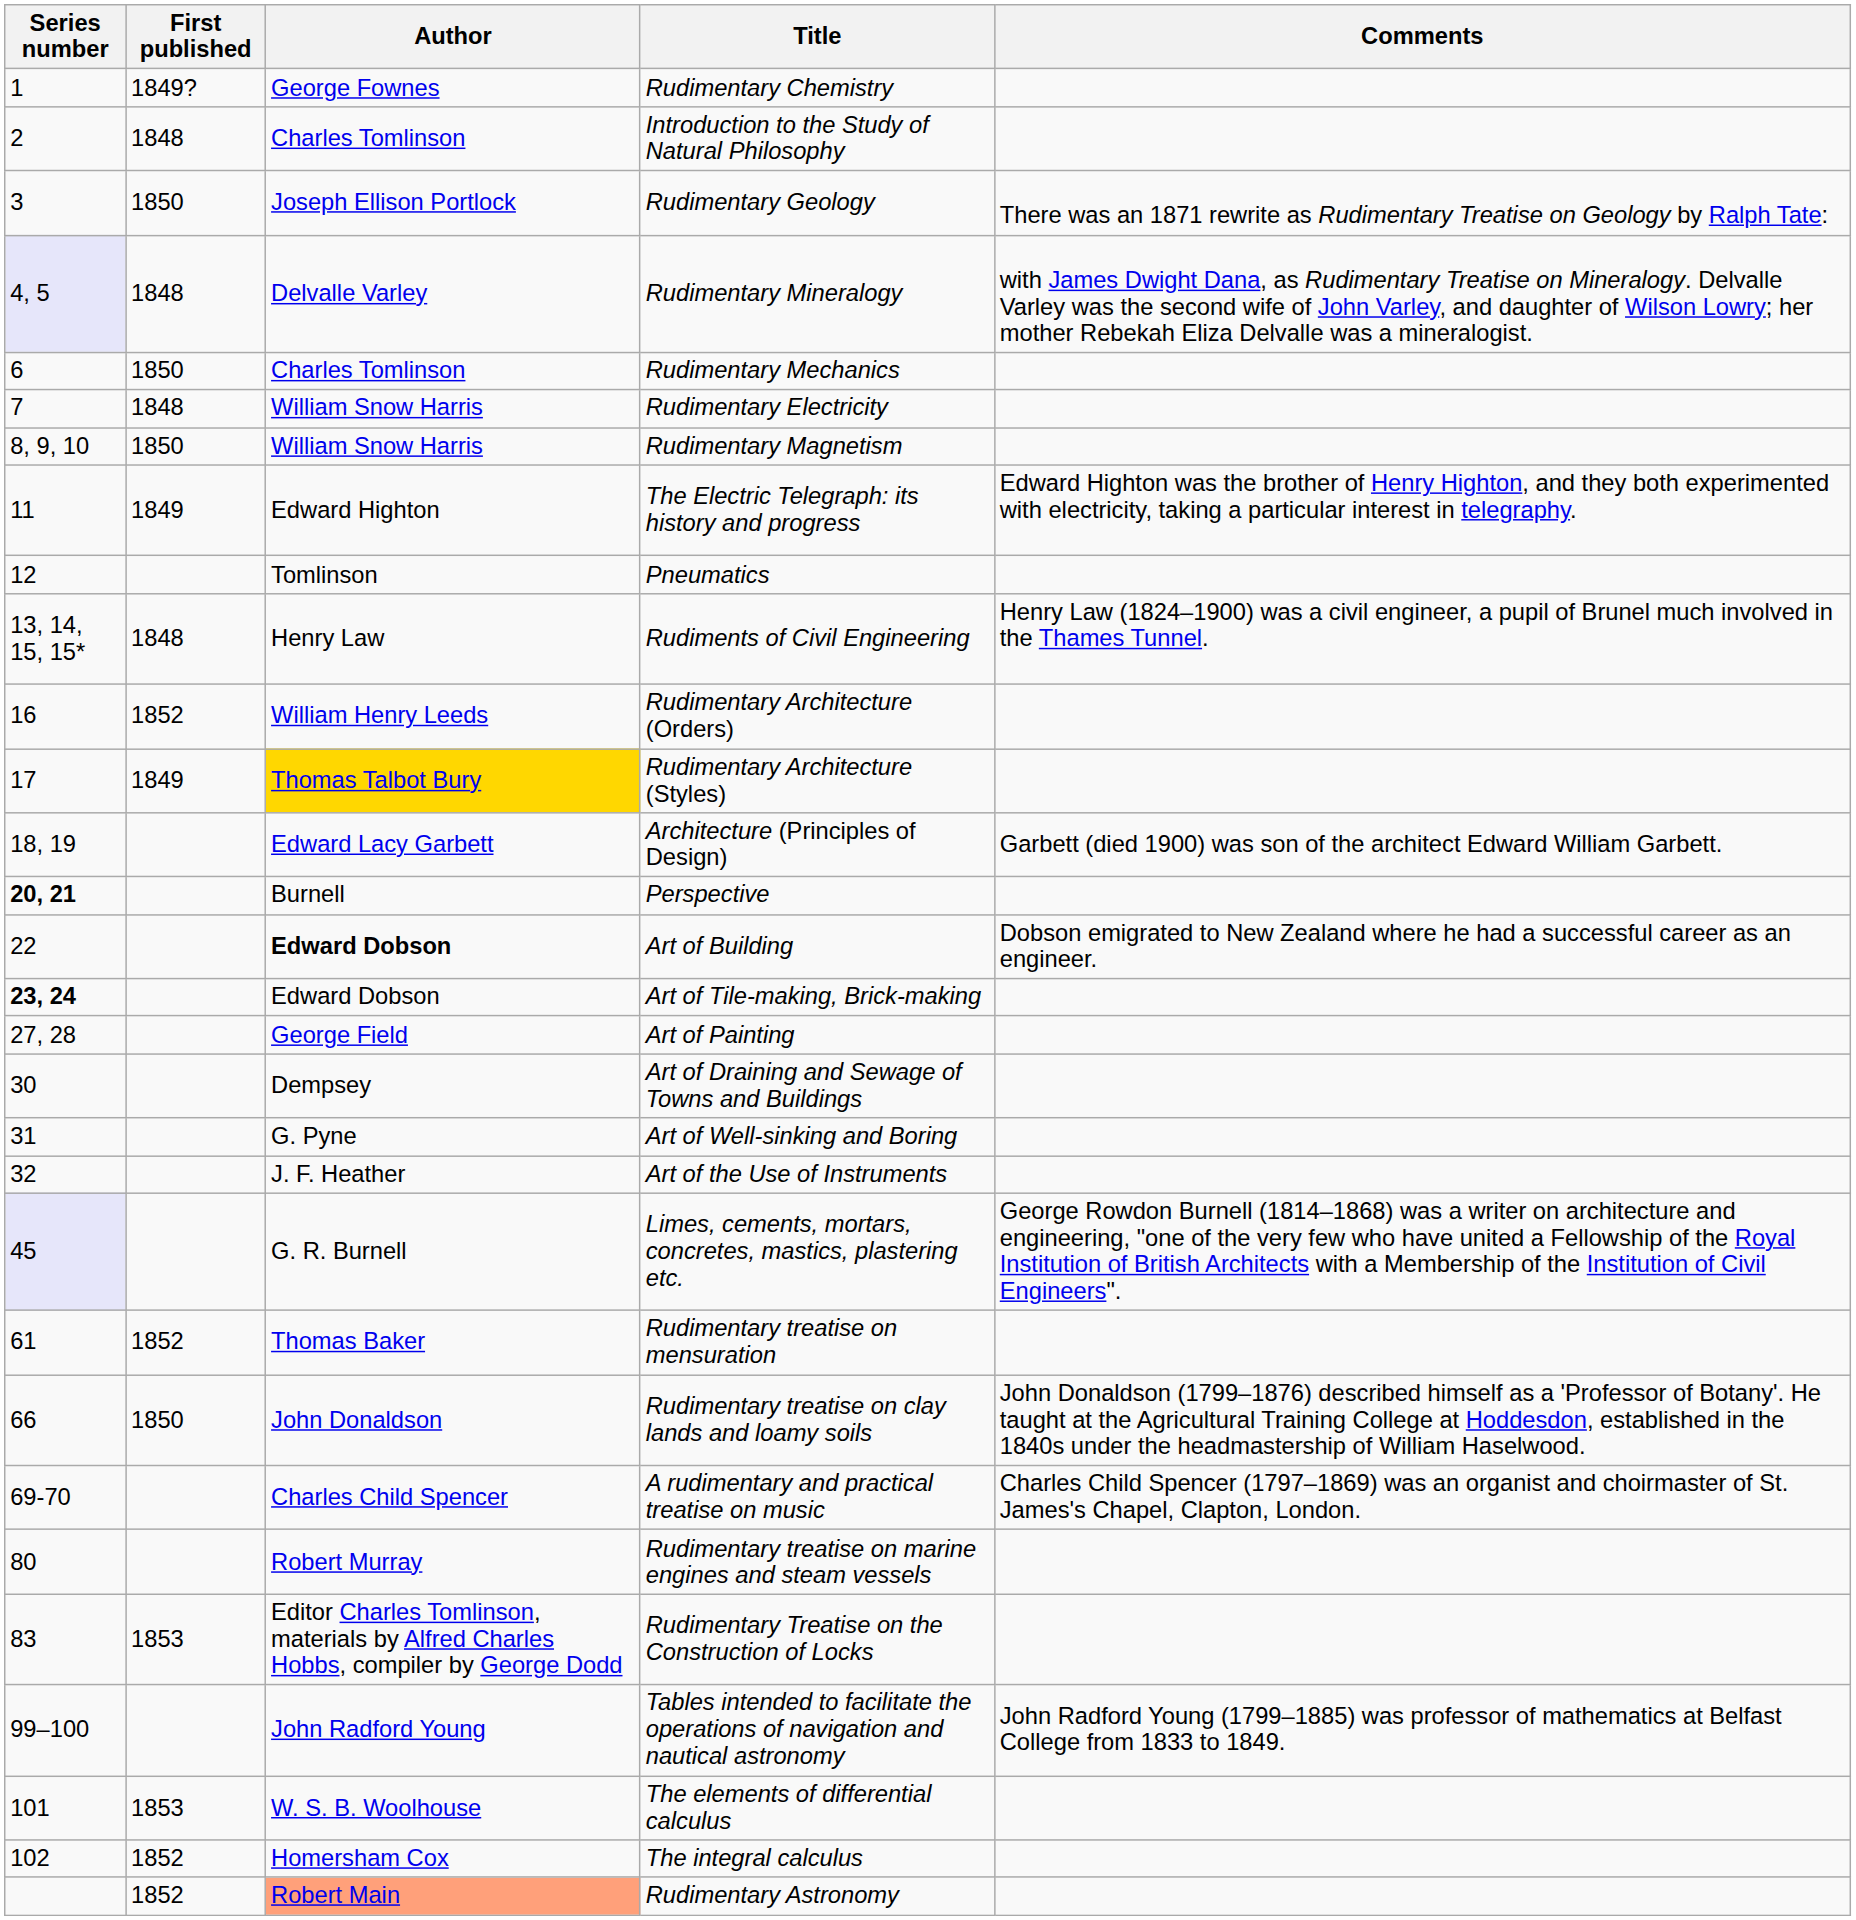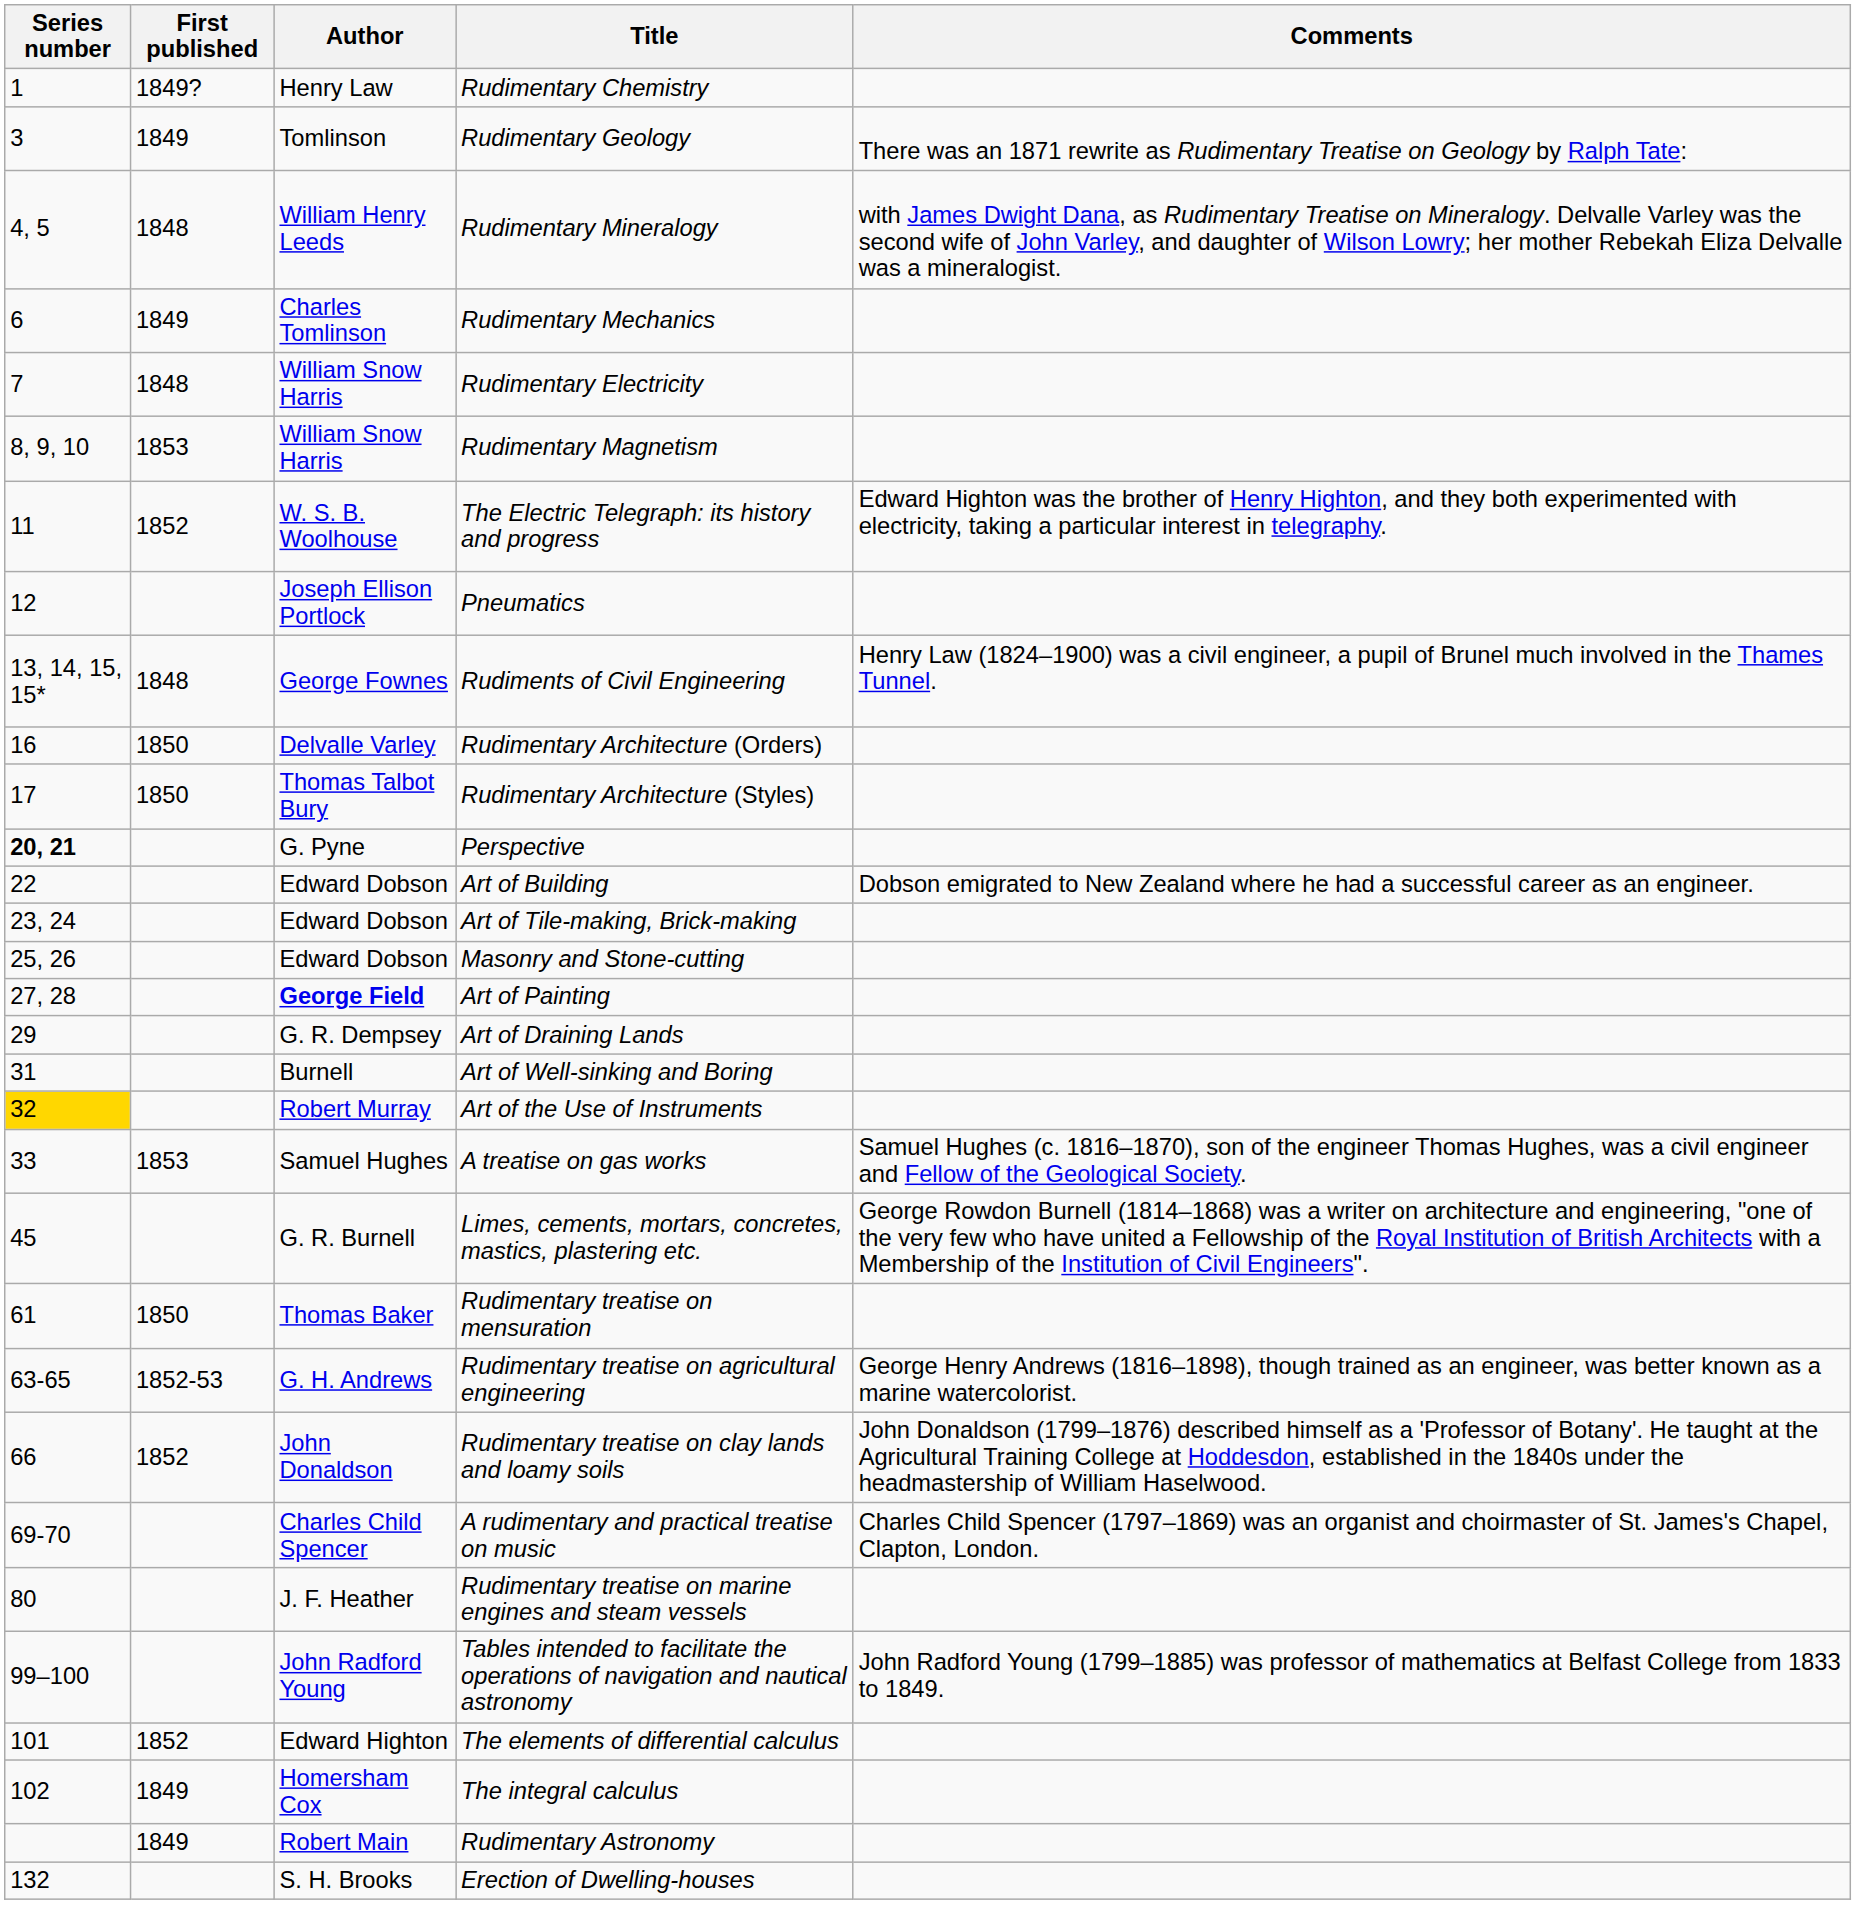(355, 87) George Fownes -> (336, 87) Henry Law
- row: (787, 138)
(157, 202) 1850 -> (162, 138) 1849
(393, 202) Joseph Ellison Portlock -> (333, 138) Tomlinson
(30, 293) lavender background -> (30, 229) no background
(349, 293) Delvalle Varley -> (352, 229) William Henry Leeds
(157, 370) 1850 -> (162, 320) 1849
(157, 446) 1850 -> (162, 448) 1853
(157, 510) 1849 -> (162, 525) 1852
(355, 510) Edward Highton -> (338, 525) W. S. B. Woolhouse
(324, 574) Tomlinson -> (356, 603) Joseph Ellison Portlock
(328, 638) Henry Law -> (364, 680) George Fownes
(157, 716) 1852 -> (162, 745) 1850
(380, 716) William Henry Leeds -> (358, 745) Delvalle Varley
(157, 780) 1849 -> (162, 796) 1850
(376, 780) gold background -> (357, 796) no background
- row: (781, 844)
(308, 895) Burnell -> (322, 846) G. Pyne
(361, 946) bold -> (364, 884) normal
(43, 997) bold -> (43, 922) normal
+ row: (603, 959)
(340, 1034) normal -> (352, 997) bold
+ row: (572, 1034)
- row: (804, 1085)
(314, 1136) G. Pyne -> (316, 1072) Burnell
(23, 1173) no background -> (23, 1109) gold background
(338, 1173) J. F. Heather -> (355, 1109) Robert Murray
+ row: (584, 1160)
(23, 1251) lavender background -> (23, 1238) no background
(157, 1342) 1852 -> (162, 1315) 1850
+ row: (648, 1379)
(157, 1419) 1850 -> (162, 1457) 1852
(347, 1561) Robert Murray -> (347, 1599) J. F. Heather
- row: (794, 1639)
(157, 1807) 1853 -> (162, 1740) 1852
(376, 1807) W. S. B. Woolhouse -> (364, 1740) Edward Highton
(157, 1858) 1852 -> (162, 1791) 1849
(157, 1895) 1852 -> (162, 1842) 1849
(336, 1895) lightsalmon background -> (344, 1842) no background
+ row: (608, 1880)
